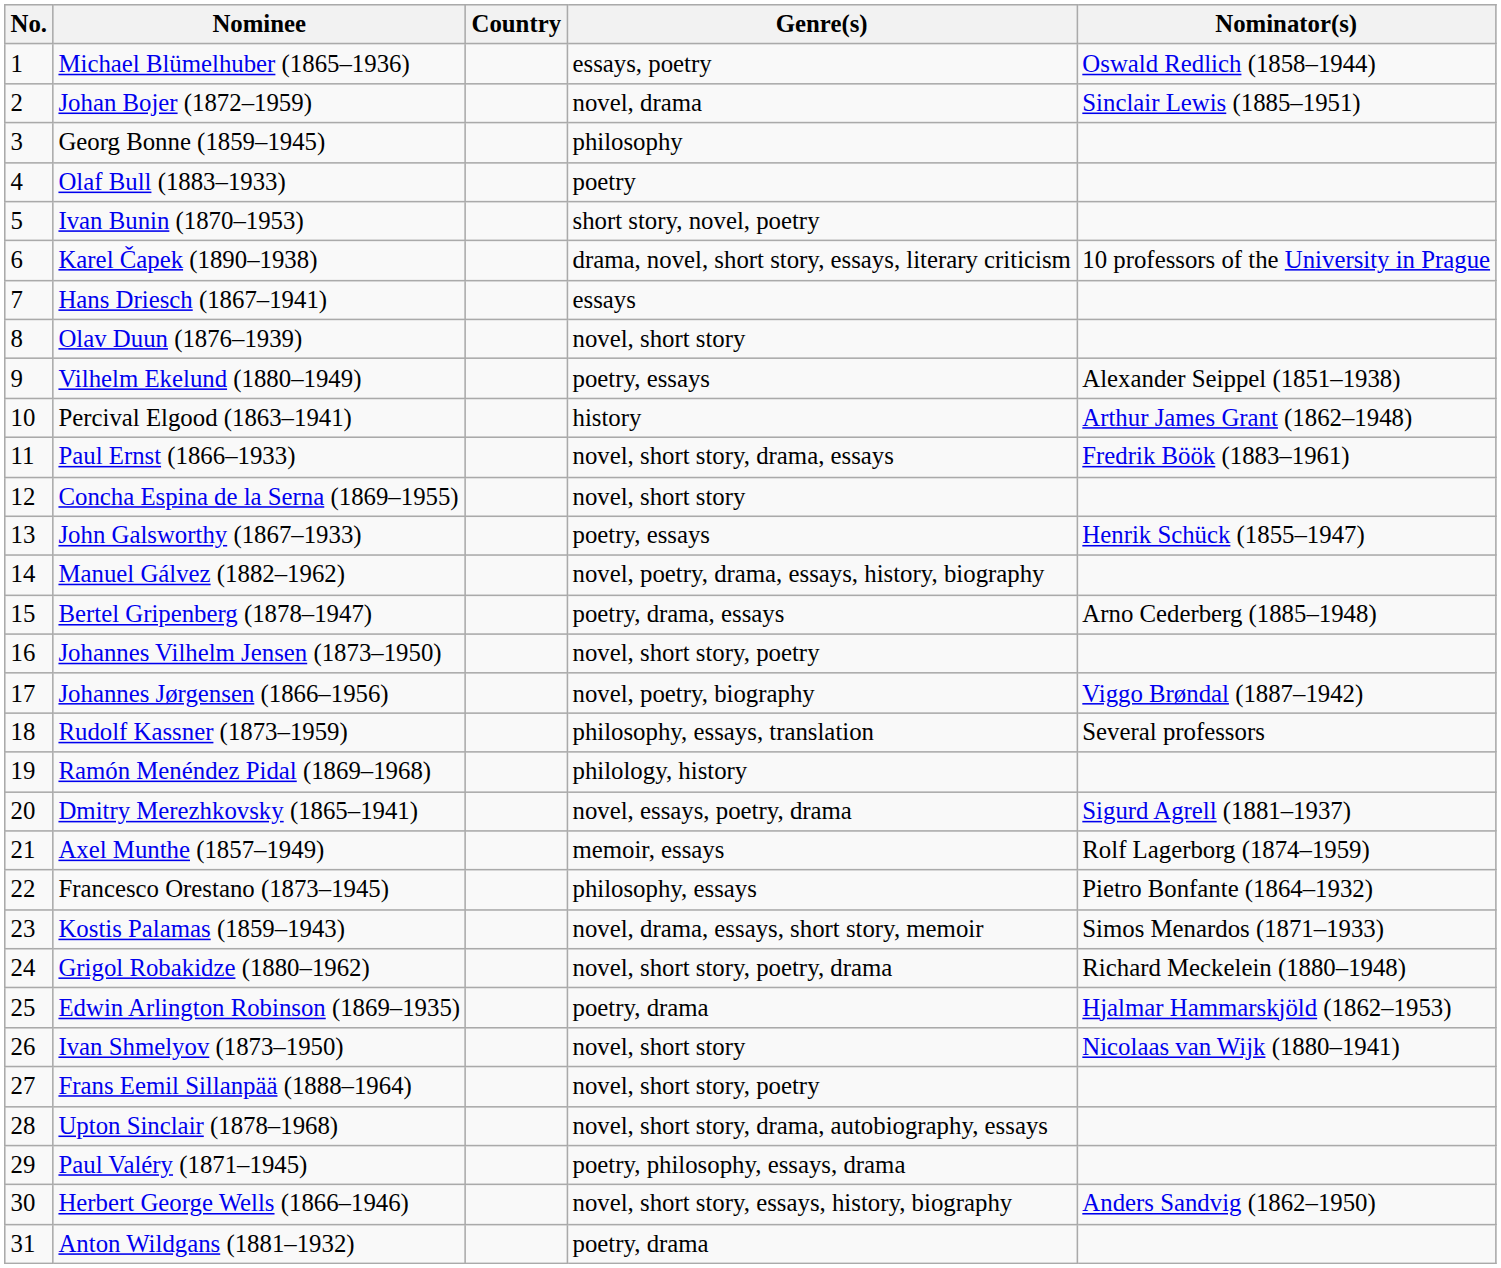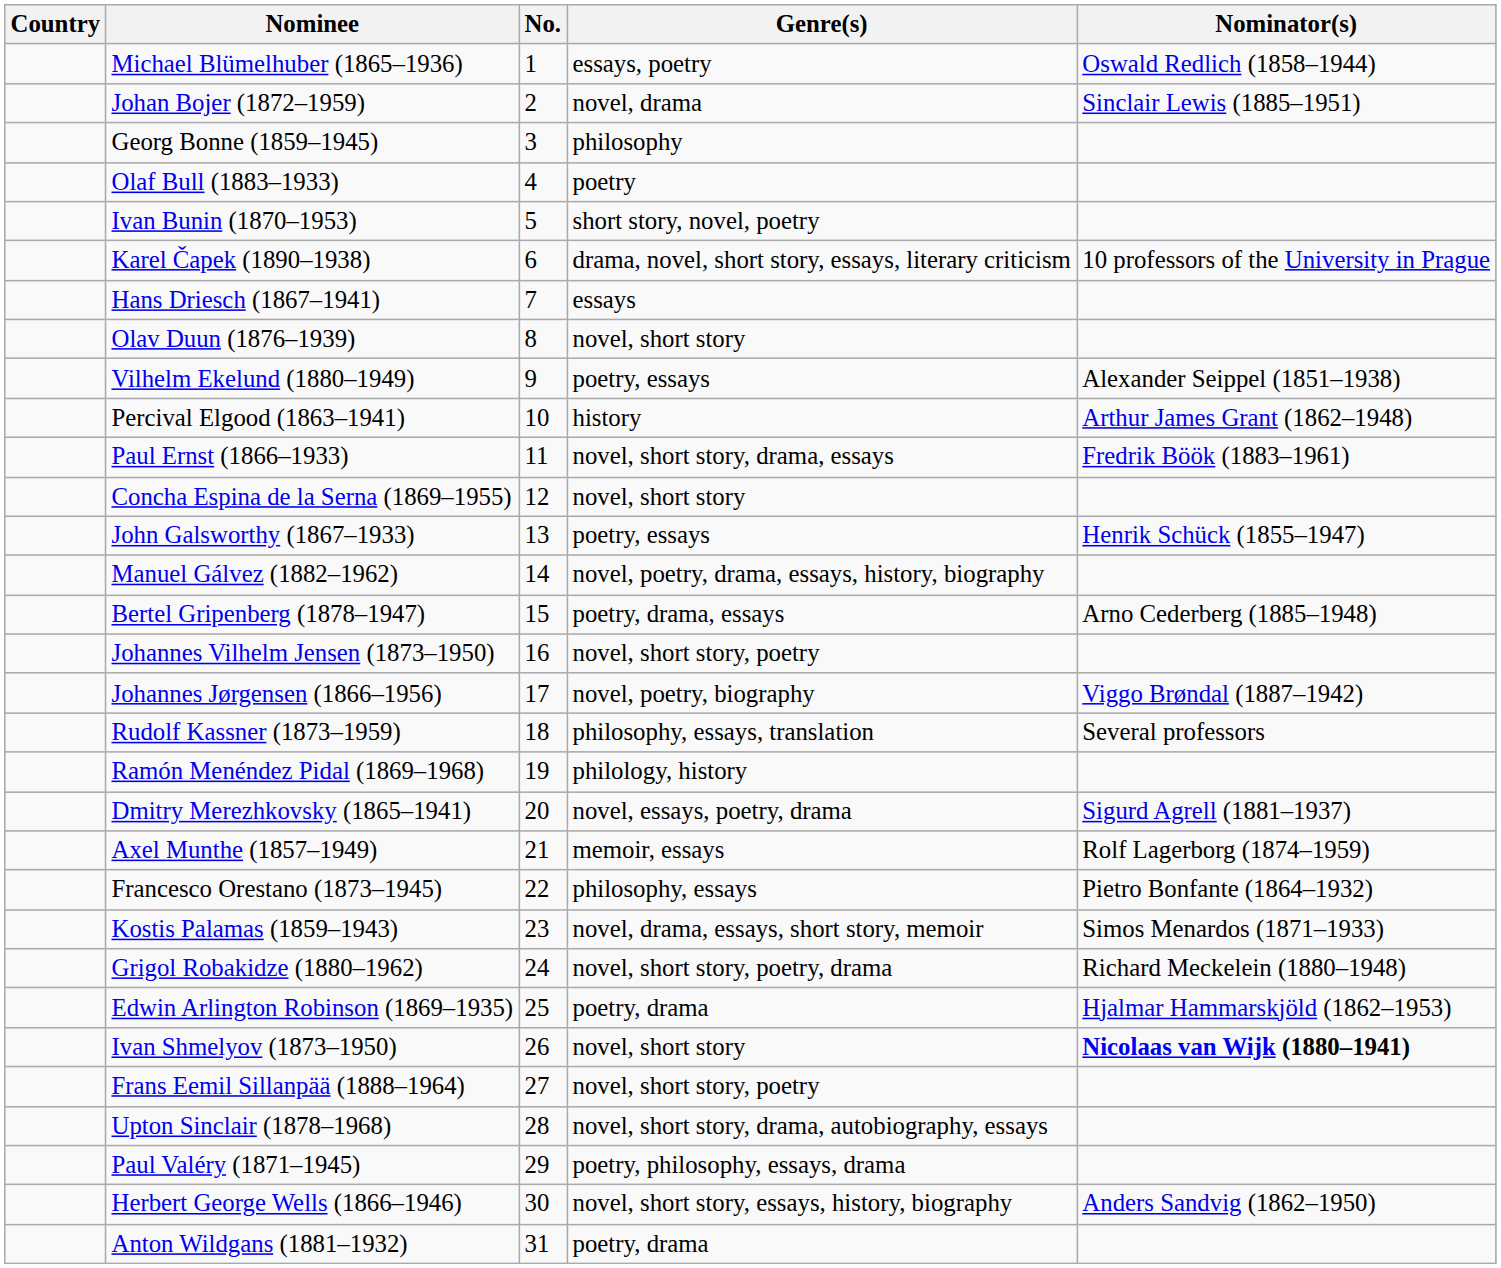columns swapped: (29, 24) <-> (516, 24)
(1241, 1046) normal -> (1246, 1046) bold
